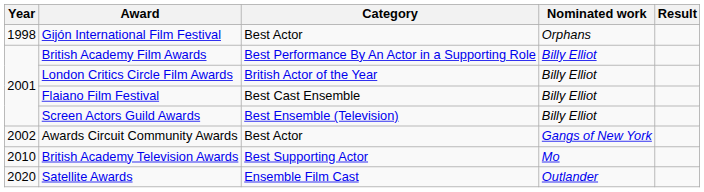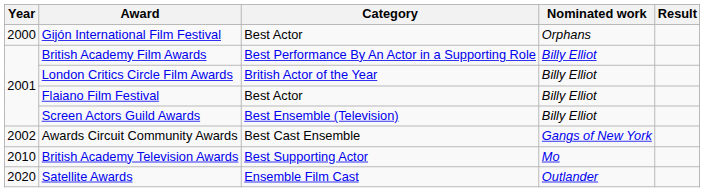(22, 34) 1998 -> (22, 34) 2000
(302, 95) Best Cast Ensemble -> (273, 95) Best Actor
(273, 136) Best Actor -> (302, 136) Best Cast Ensemble
